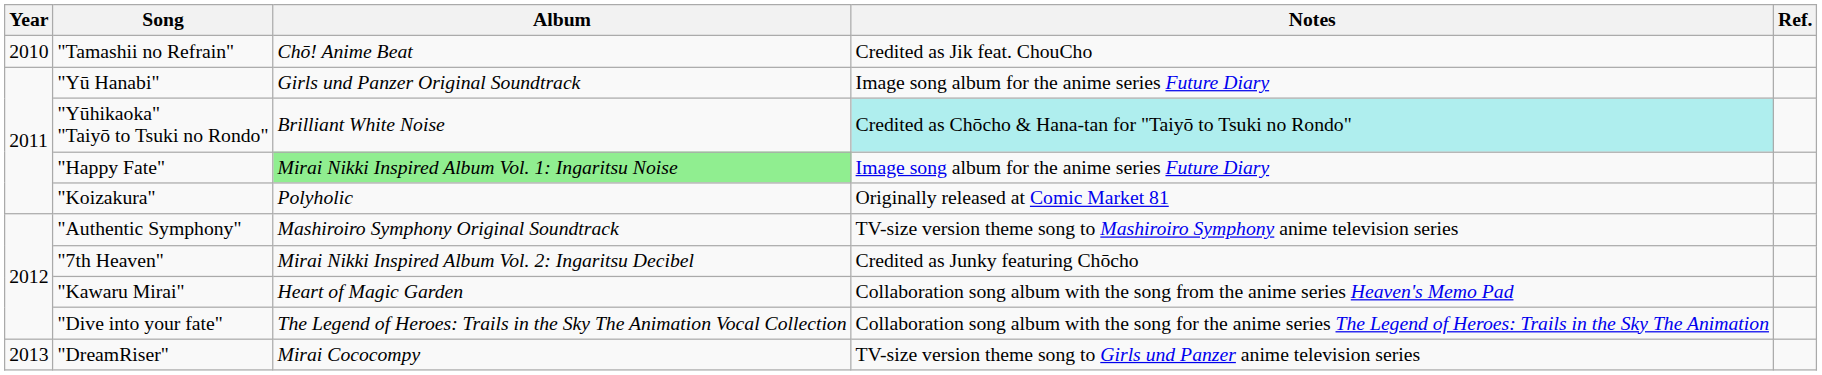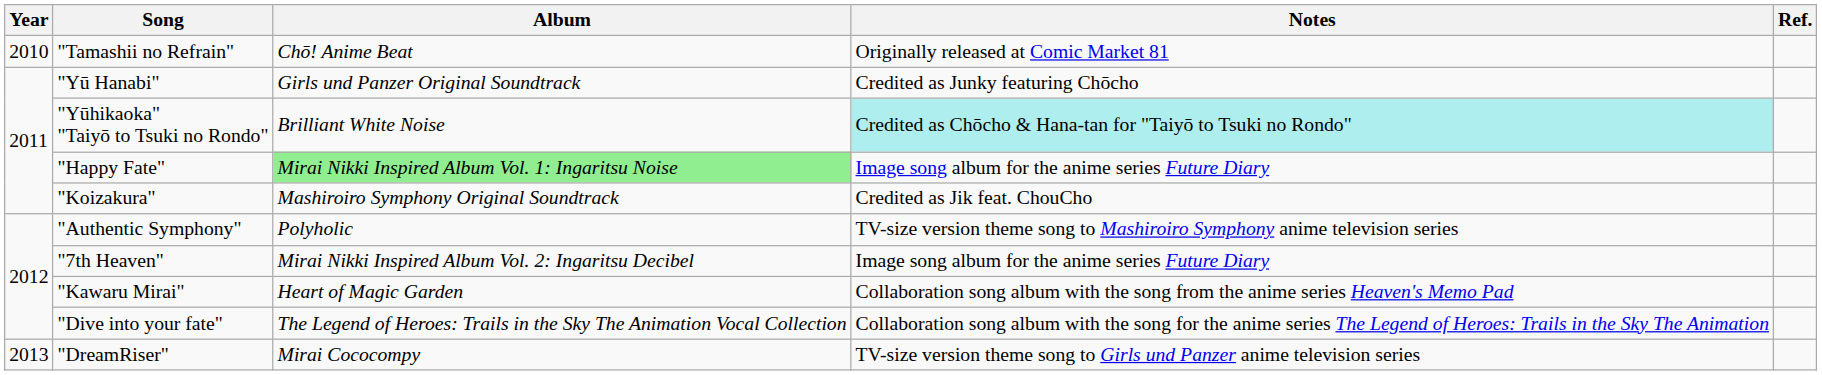(974, 51) Credited as Jik feat. ChouCho -> (1012, 51) Originally released at Comic Market 81
(1062, 82) Image song album for the anime series Future Diary -> (997, 82) Credited as Junky featuring Chōcho
(315, 198) Polyholic -> (448, 198) Mashiroiro Symphony Original Soundtrack
(1012, 198) Originally released at Comic Market 81 -> (974, 198) Credited as Jik feat. ChouCho
(448, 229) Mashiroiro Symphony Original Soundtrack -> (315, 229) Polyholic
(997, 260) Credited as Junky featuring Chōcho -> (1062, 260) Image song album for the anime series Future Diary
